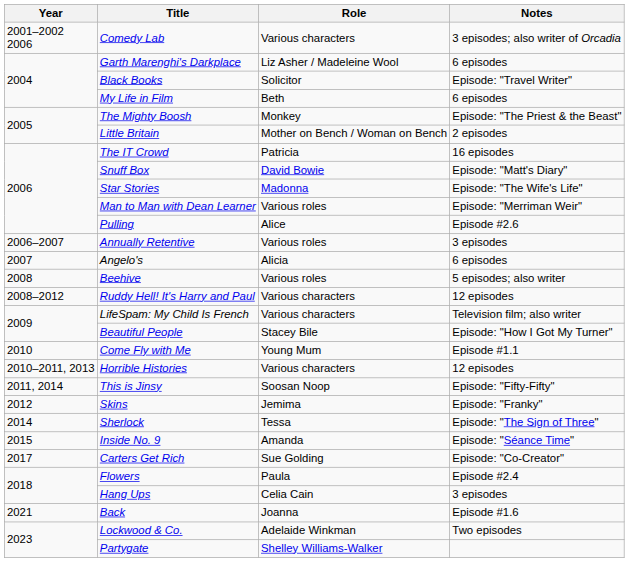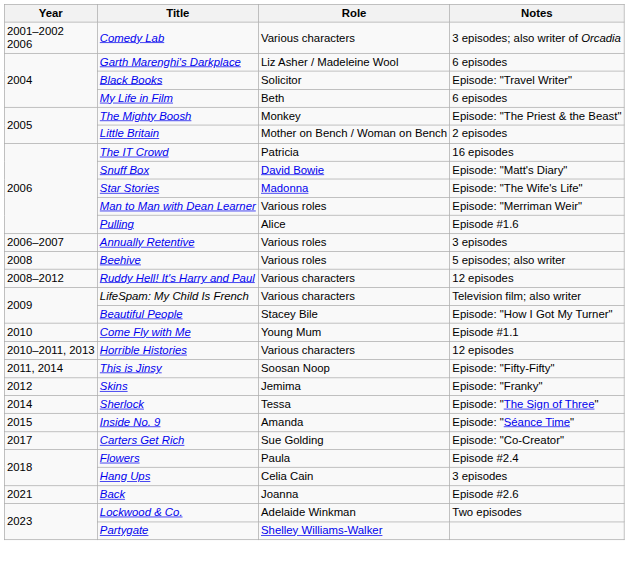(485, 224) Episode #2.6 -> (485, 224) Episode #1.6
- row: (121, 260)
(485, 512) Episode #1.6 -> (485, 494) Episode #2.6
